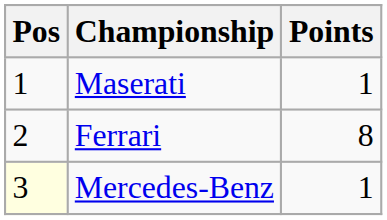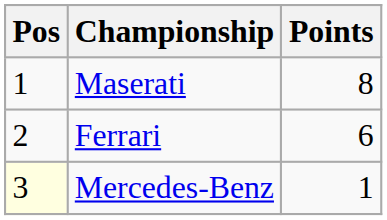(366, 83) 1 -> (366, 83) 8
(366, 135) 8 -> (366, 135) 6
